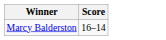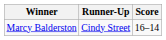+ column: (106, 12)
